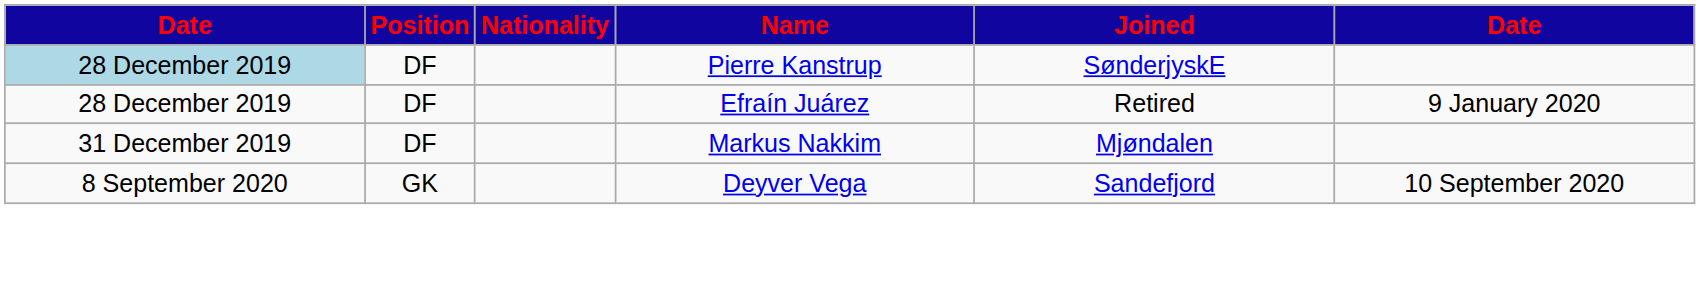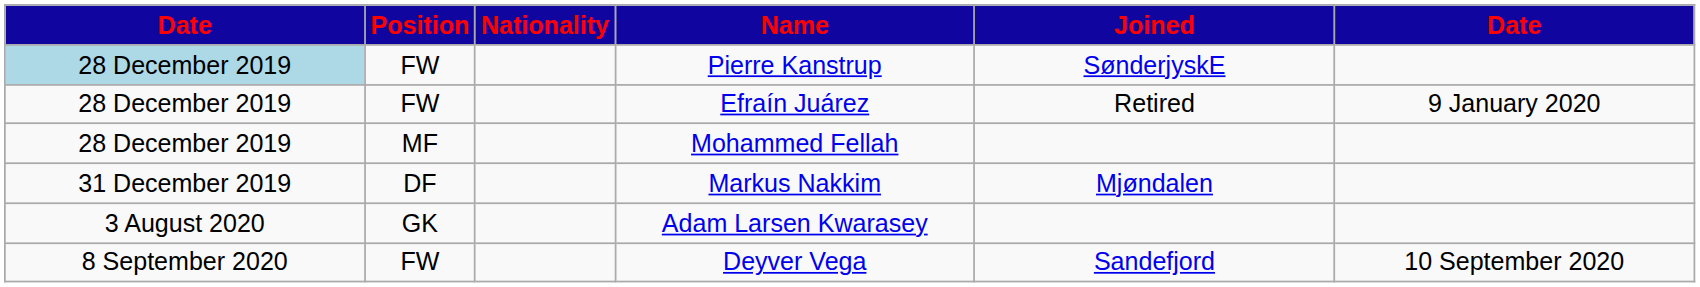(420, 65) DF -> (420, 65) FW
(420, 104) DF -> (420, 104) FW
+ row: (795, 144)
+ row: (795, 223)
(420, 183) GK -> (420, 263) FW
